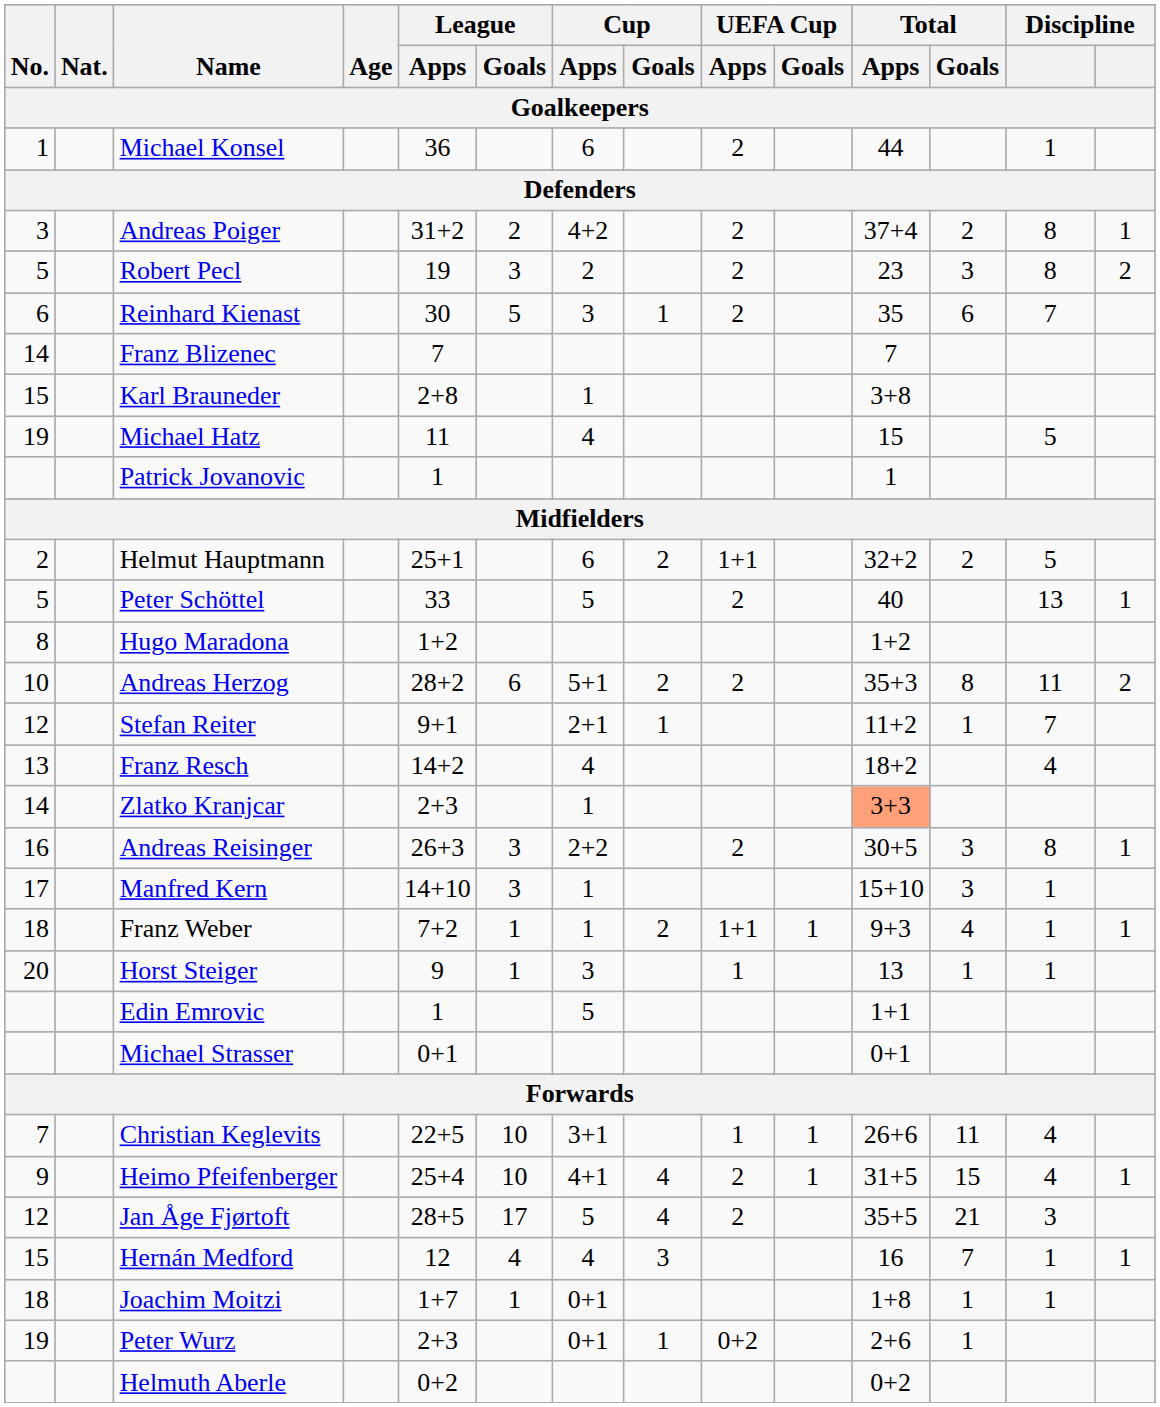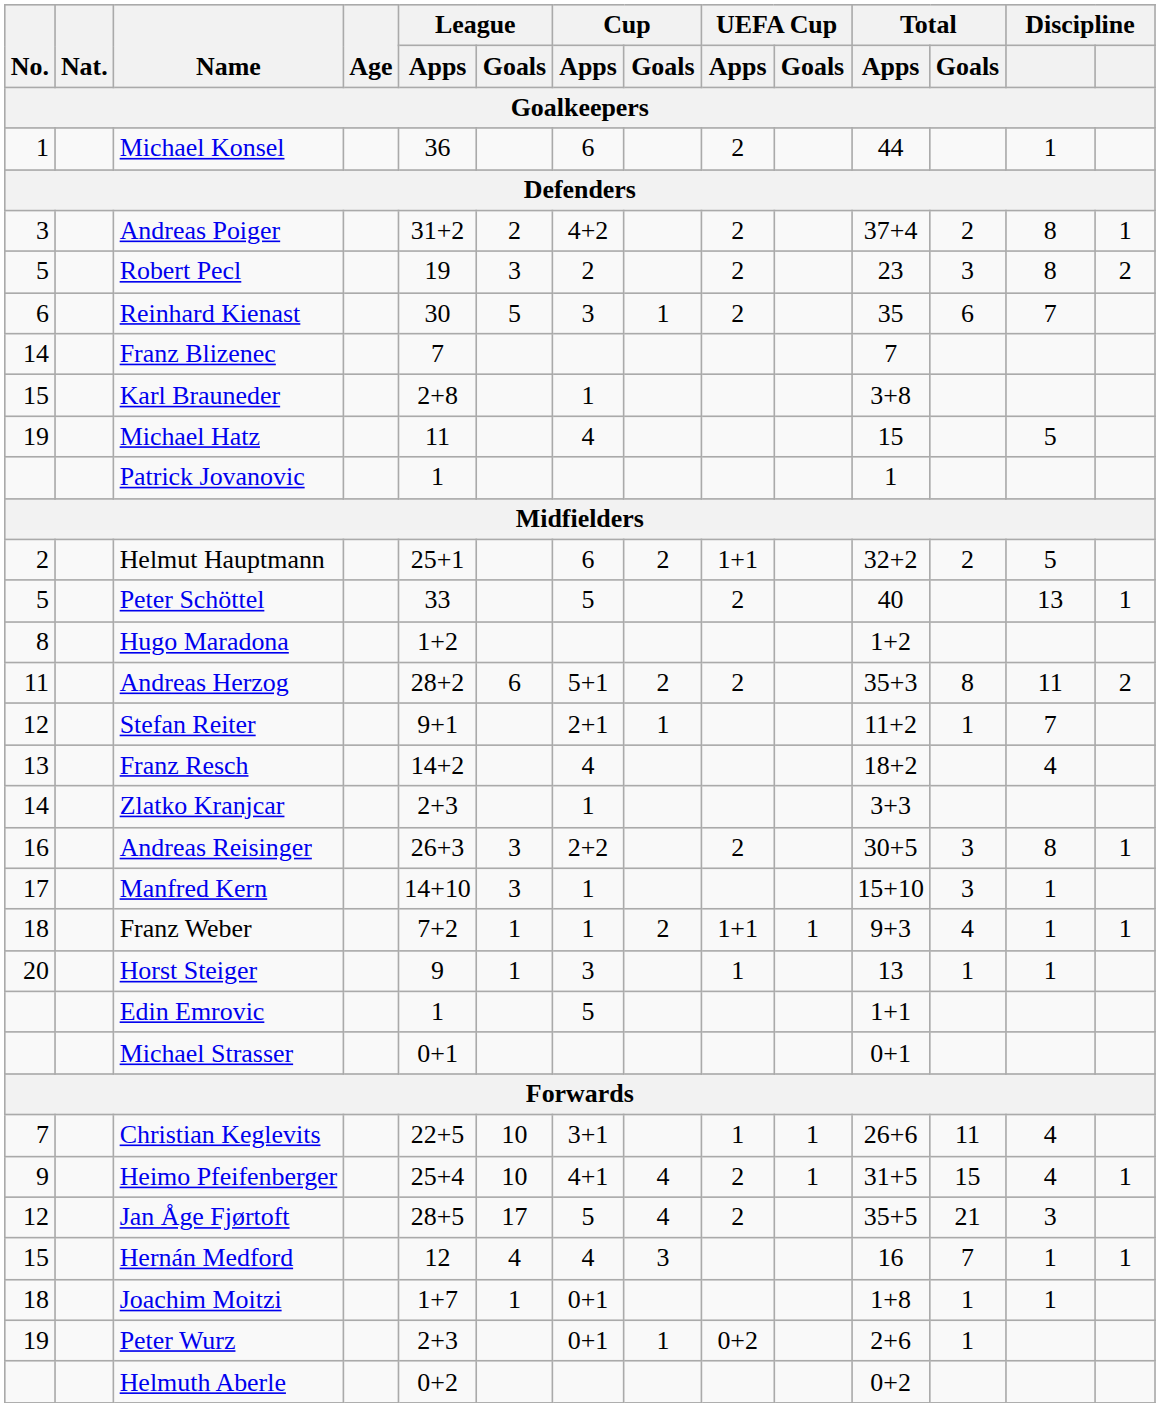(36, 682) 10 -> (36, 682) 11
(891, 806) lightsalmon background -> (891, 806) no background
